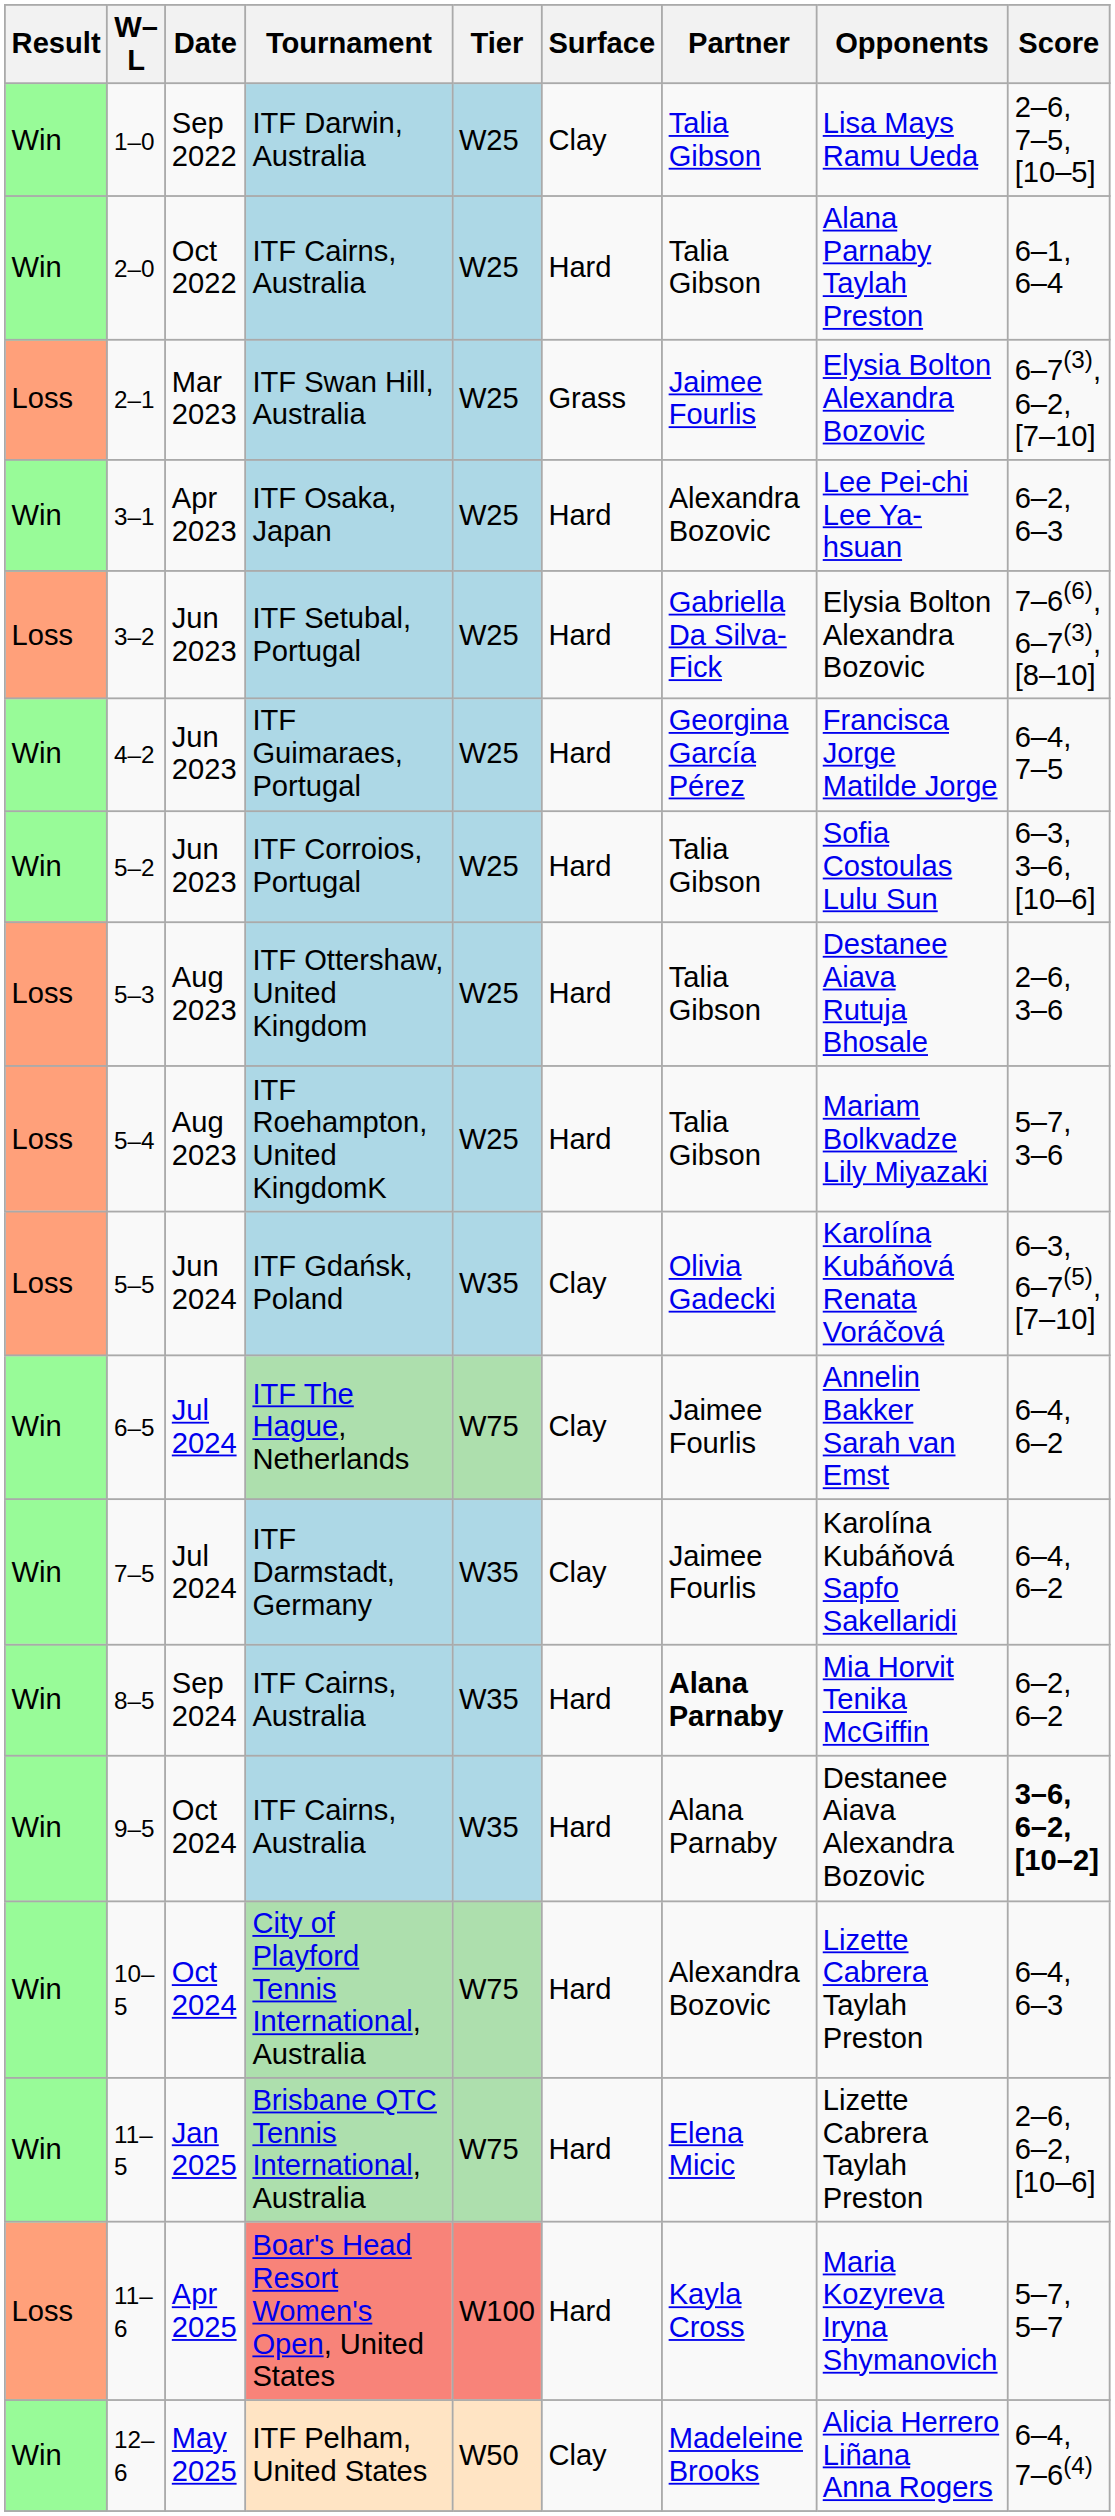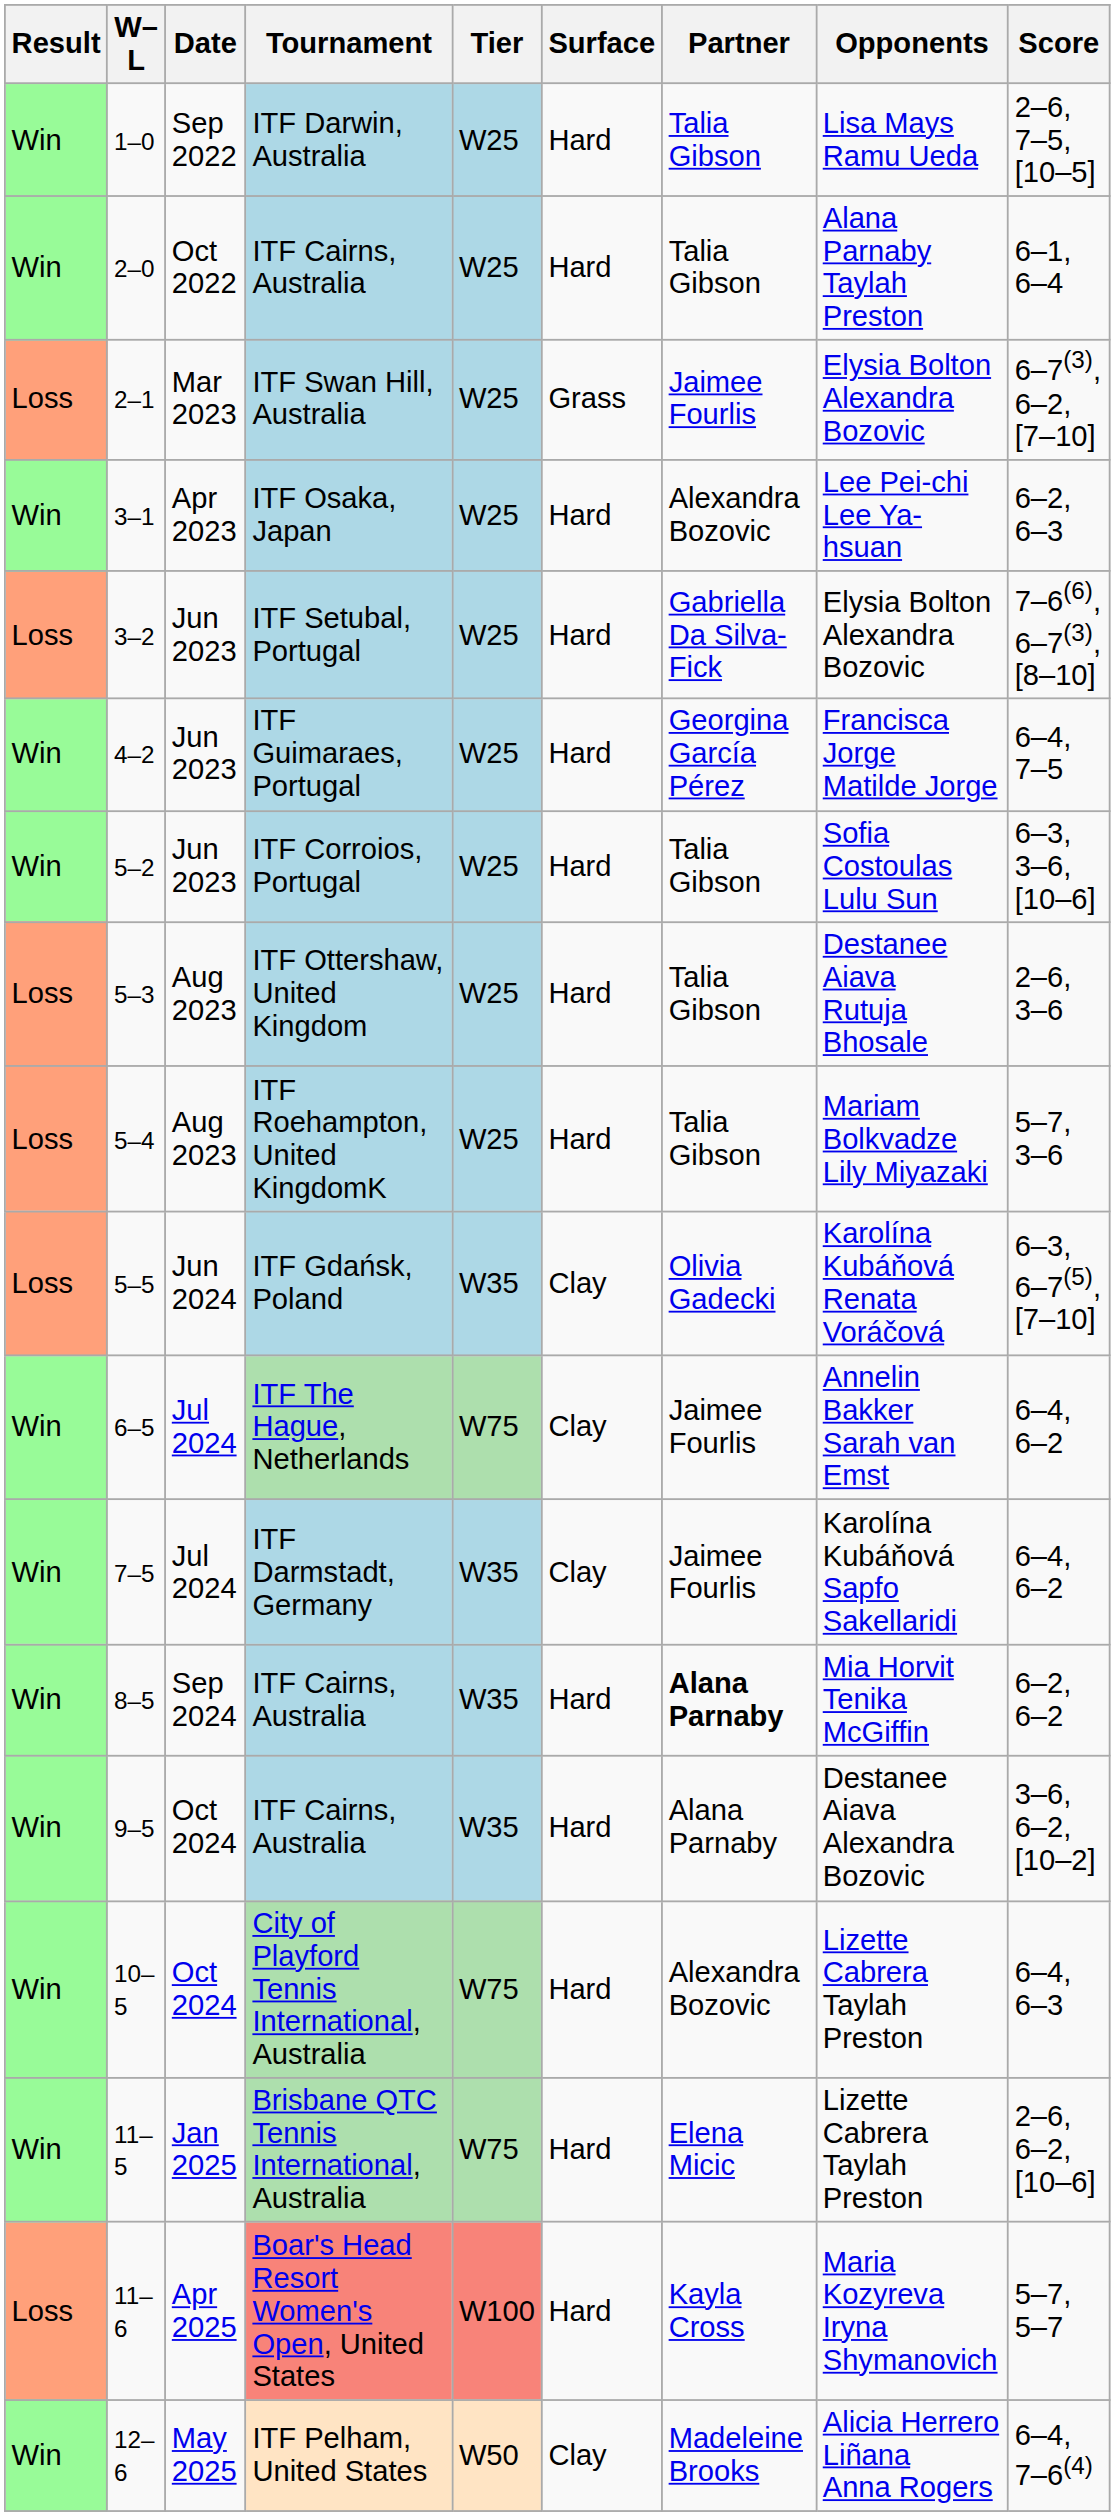(578, 139) Clay -> (580, 139) Hard
(1057, 1827) bold -> (1055, 1827) normal
